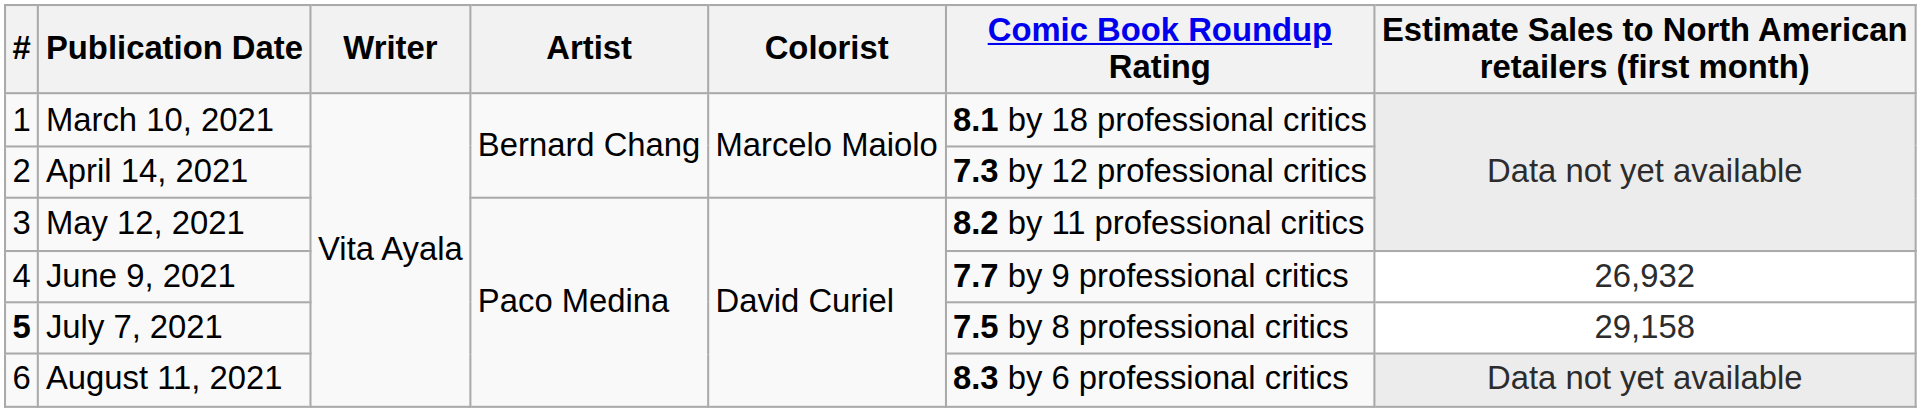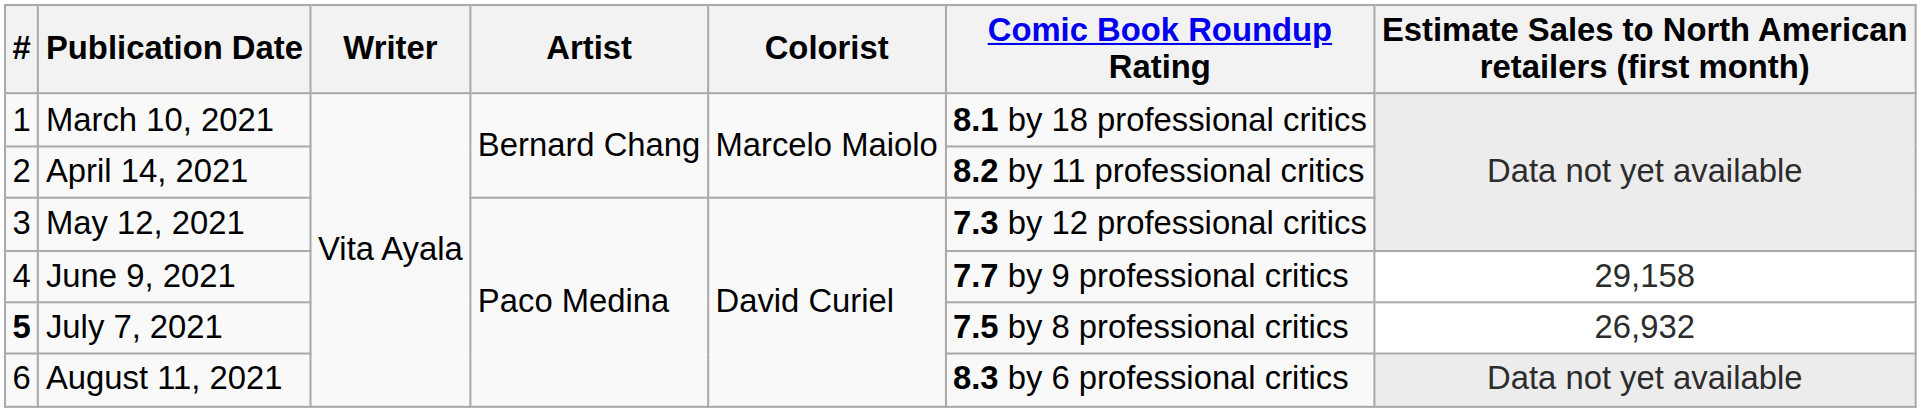(1160, 171) 7.3 by 12 professional critics -> (1159, 171) 8.2 by 11 professional critics
(1159, 223) 8.2 by 11 professional critics -> (1160, 223) 7.3 by 12 professional critics
(1645, 275) 26,932 -> (1645, 275) 29,158
(1645, 327) 29,158 -> (1645, 327) 26,932
